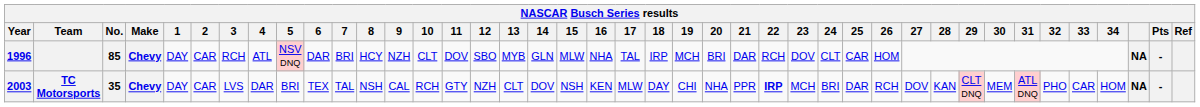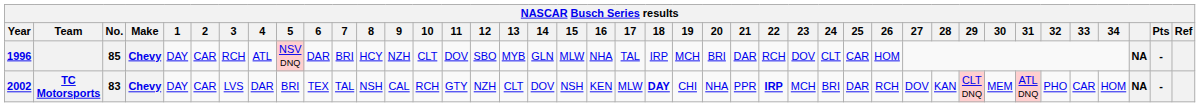(19, 87) 2003 -> (19, 87) 2002
(114, 87) 35 -> (114, 87) 83
(659, 87) normal -> (659, 87) bold
